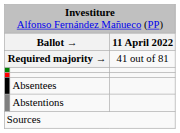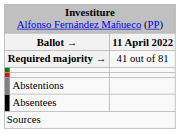rows swapped: (7, 103) <-> (7, 86)
